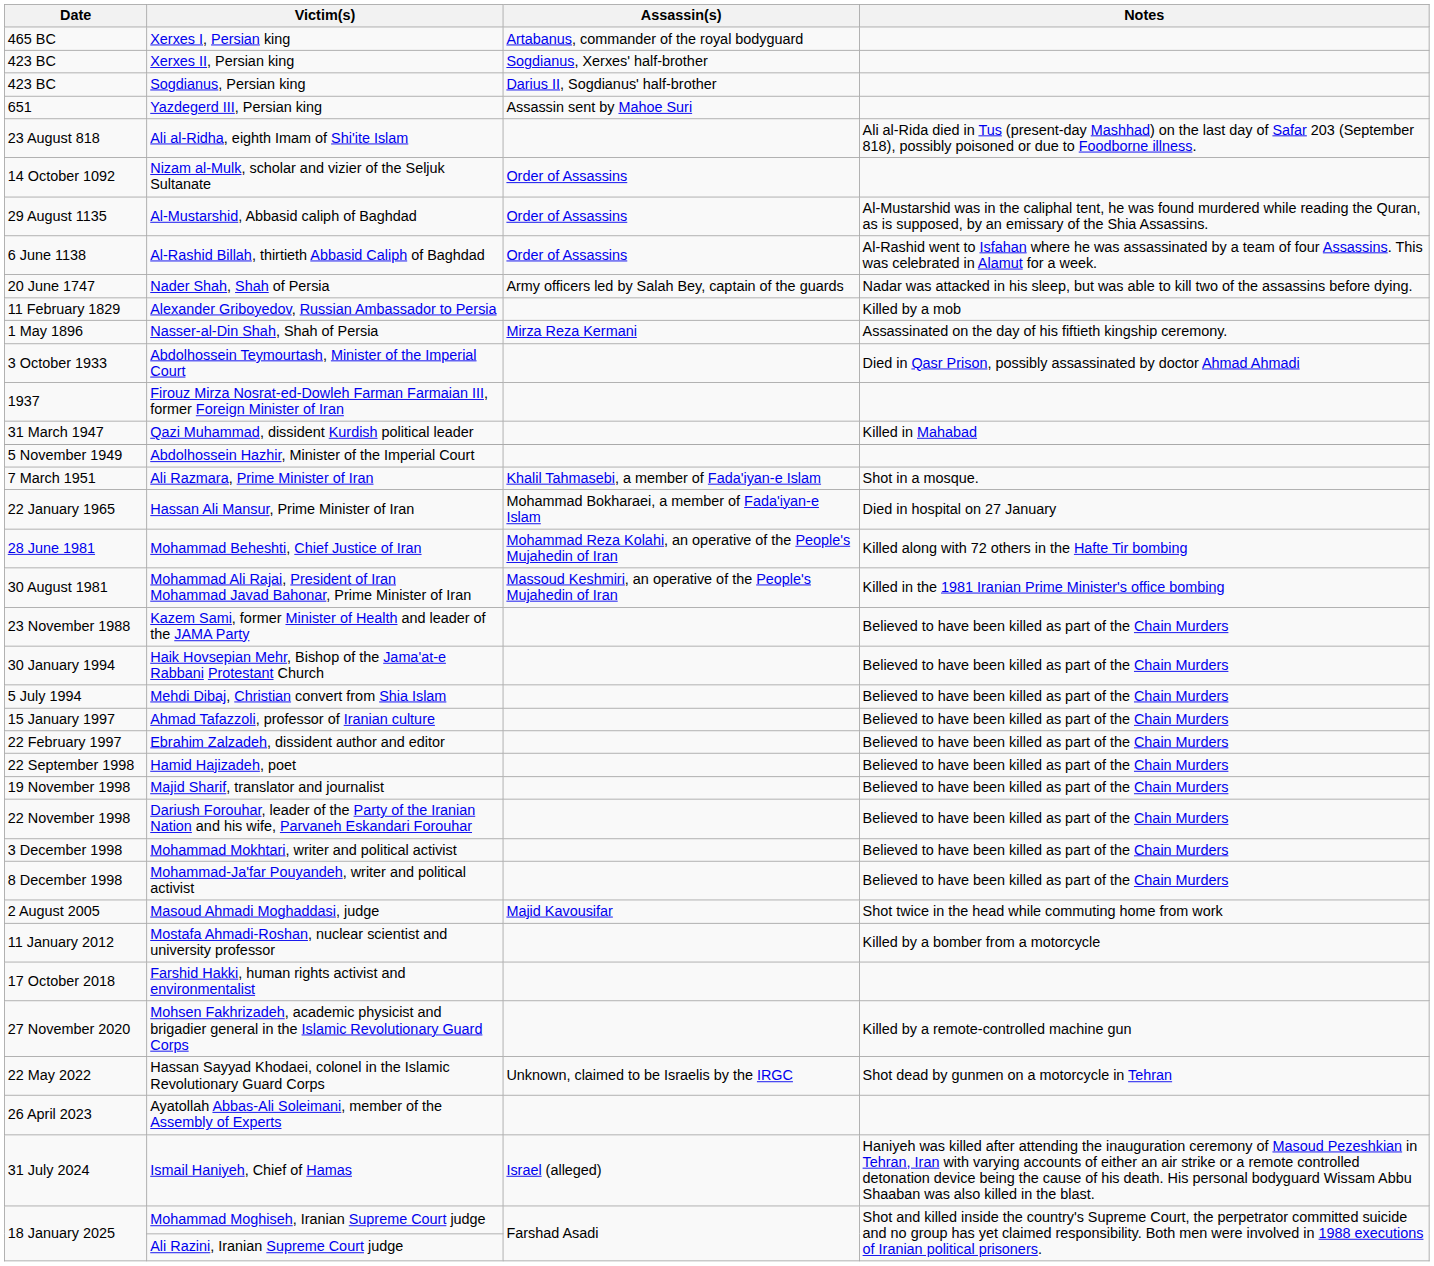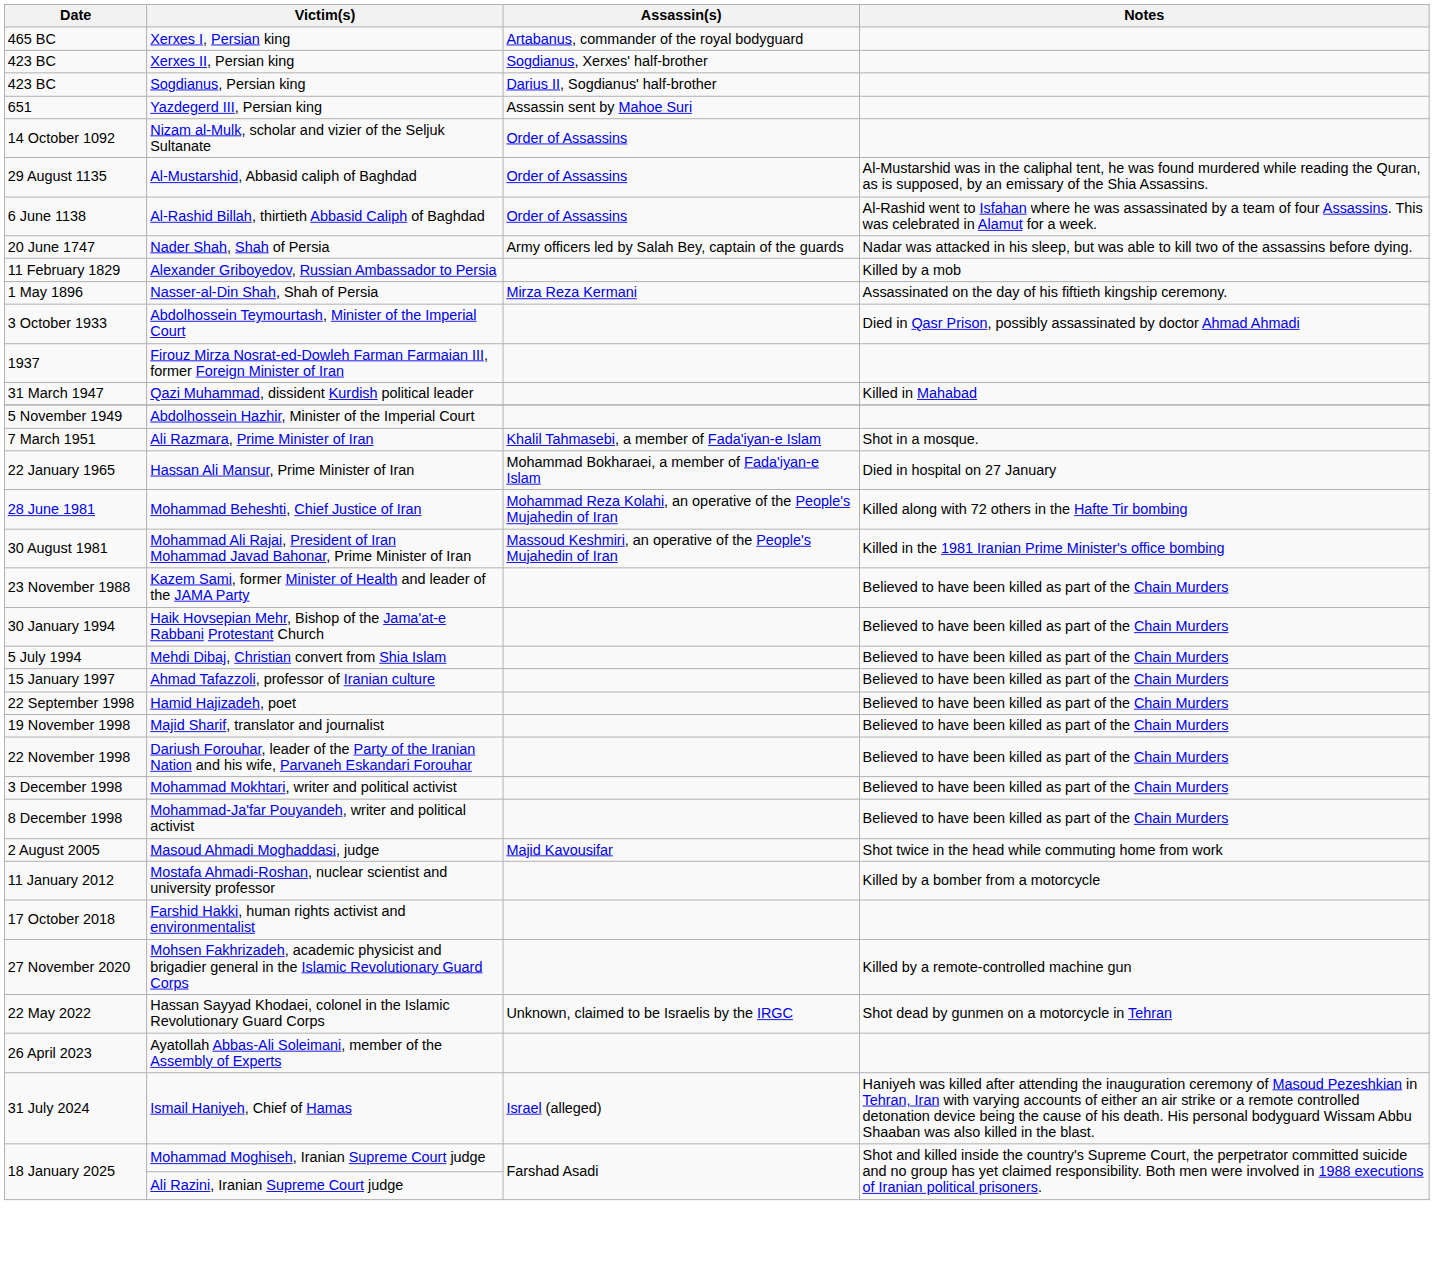- row: (279, 138)
- row: (298, 742)
